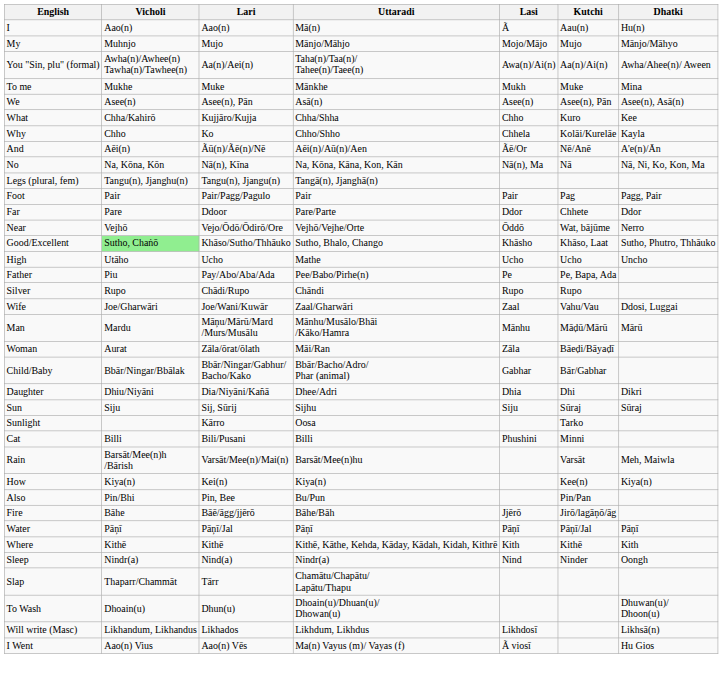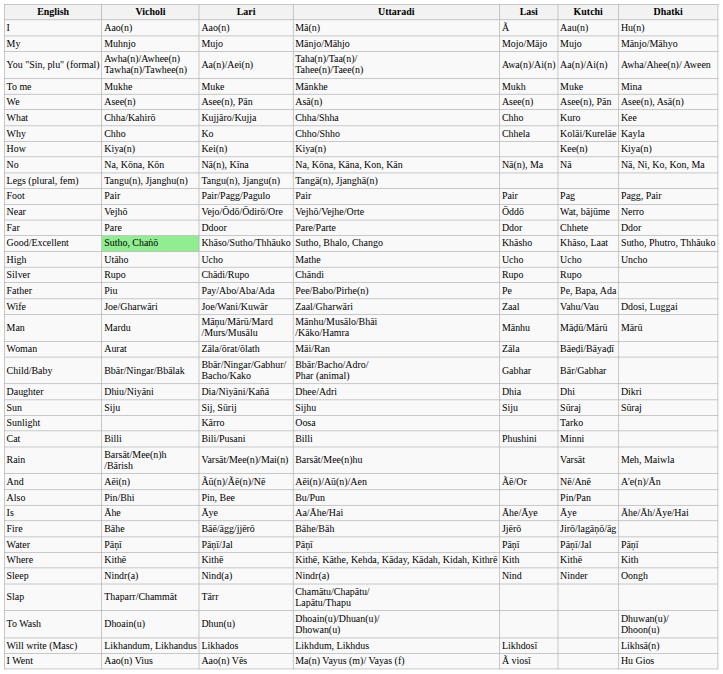rows swapped: (16, 481) <-> (15, 149)
rows swapped: (13, 212) <-> (16, 228)
rows swapped: (18, 290) <-> (19, 275)
+ row: (10, 513)
